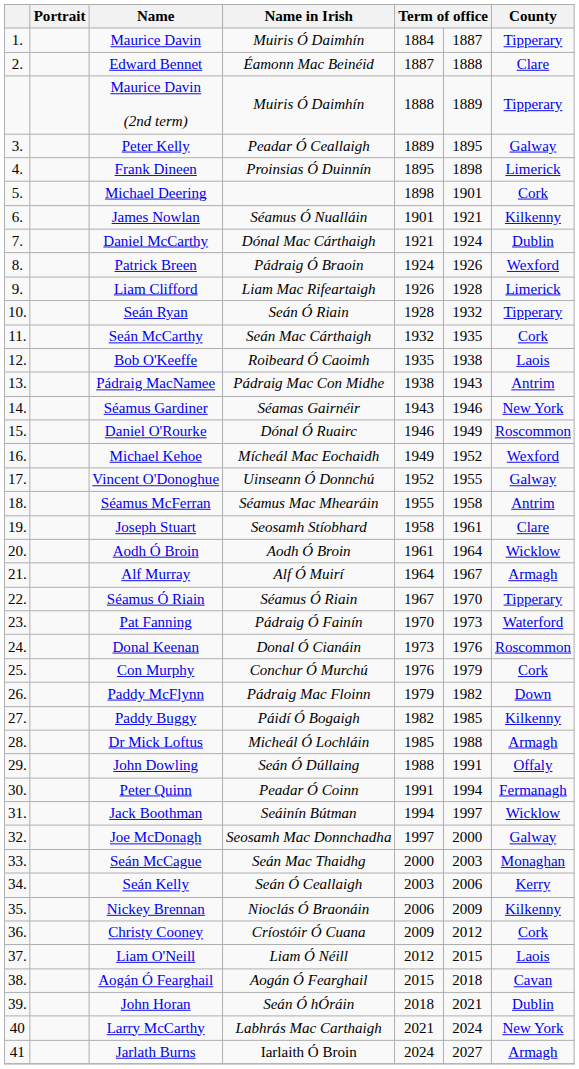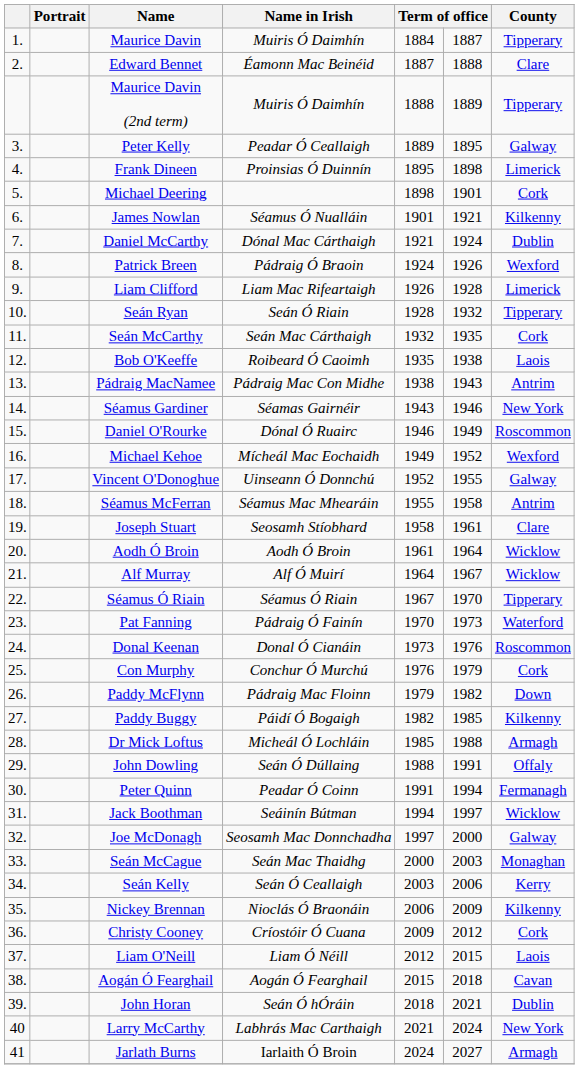(533, 575) Armagh -> (533, 575) Wicklow
